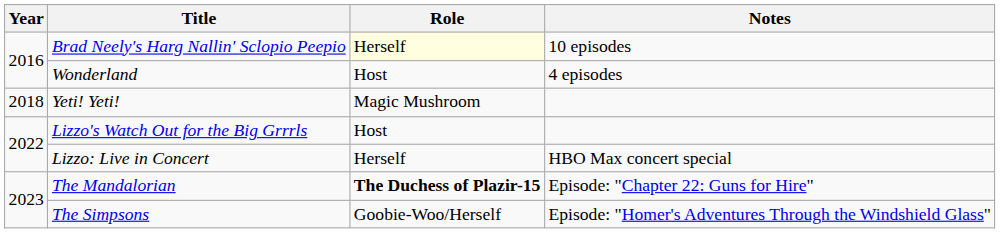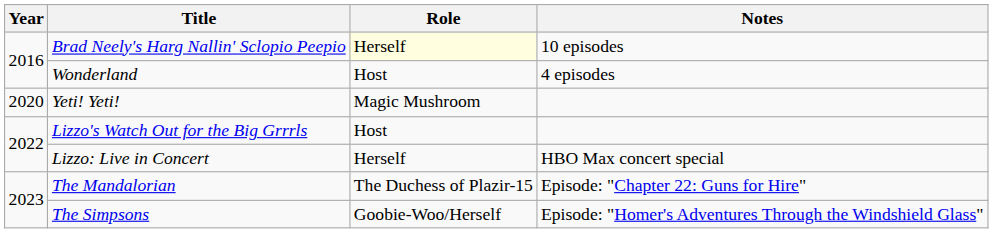(26, 102) 2018 -> (26, 102) 2020
(447, 185) bold -> (443, 185) normal
